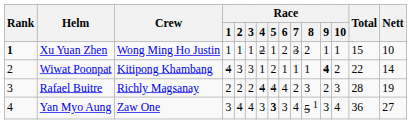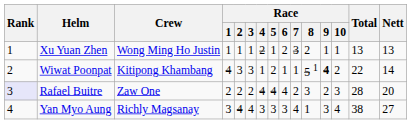(10, 50) bold -> (10, 50) normal
(357, 50) 15 -> (357, 50) 13
(388, 50) 10 -> (388, 50) 13
(307, 69) 1 -> (311, 70) 5 1
(10, 87) no background -> (10, 91) lavender background
(158, 87) Richly Magsanay -> (139, 91) Zaw One
(388, 87) 19 -> (388, 91) 20
(139, 107) Zaw One -> (158, 109) Richly Magsanay
(273, 107) bold -> (273, 109) normal
(311, 107) 5 1 -> (307, 109) 1
(357, 107) 36 -> (357, 109) 38
